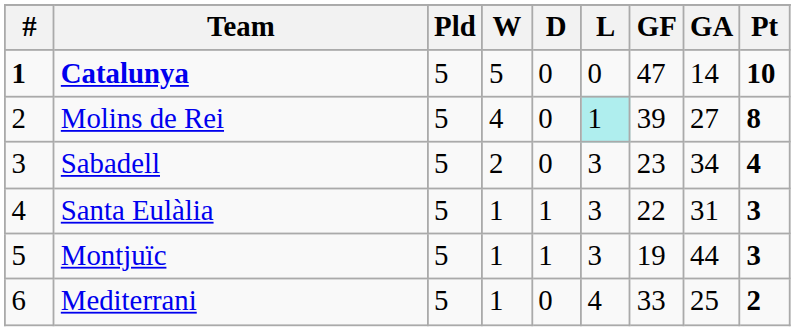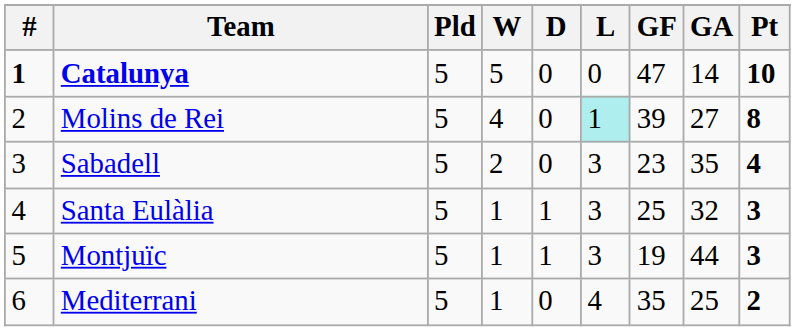(704, 164) 34 -> (704, 164) 35
(651, 210) 22 -> (651, 210) 25
(704, 210) 31 -> (704, 210) 32
(651, 301) 33 -> (651, 301) 35
